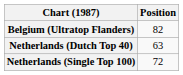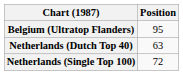(158, 29) 82 -> (158, 29) 95
